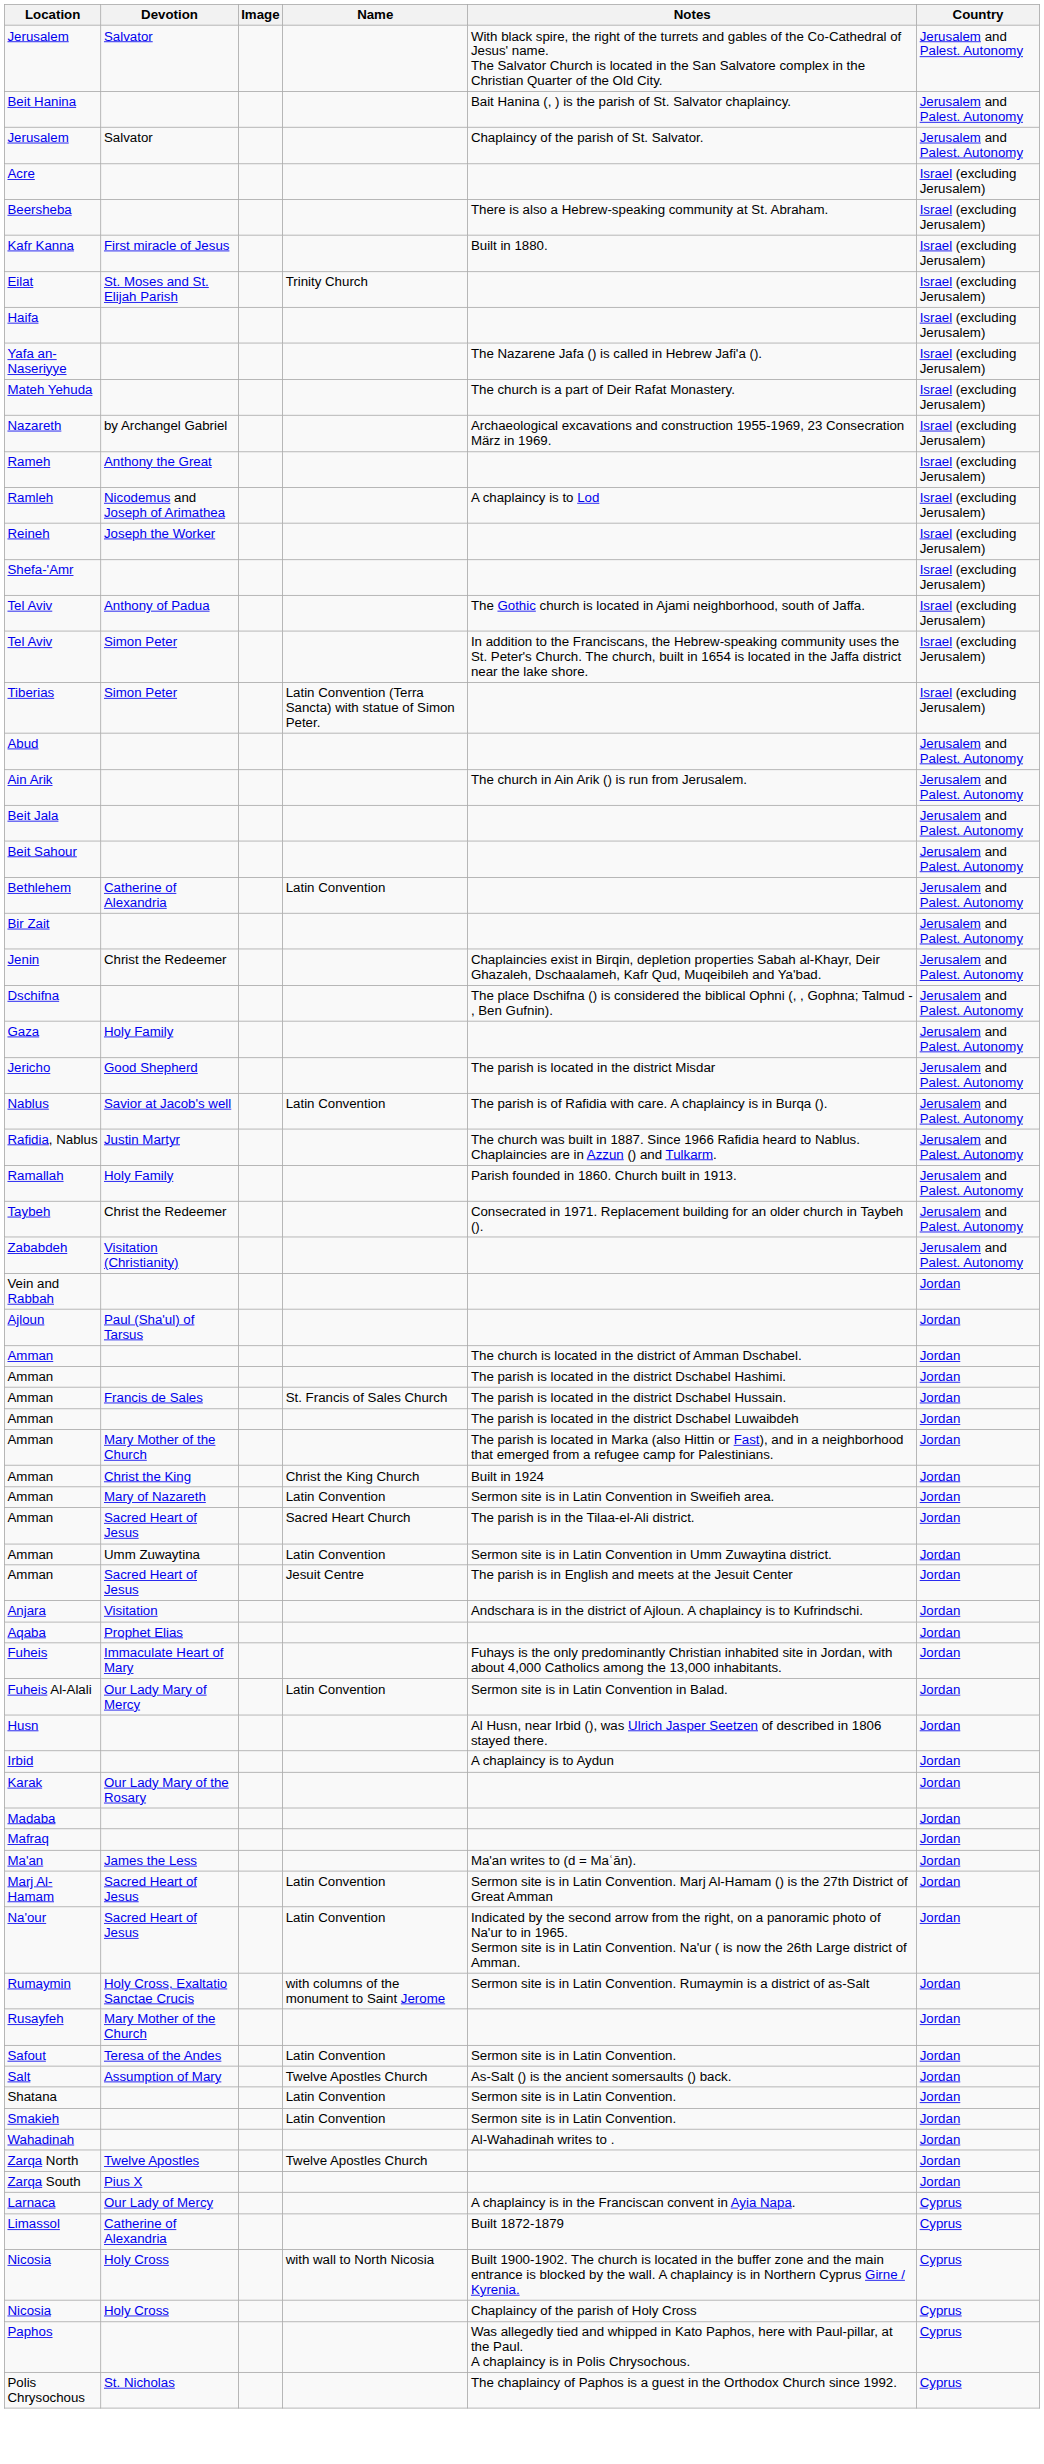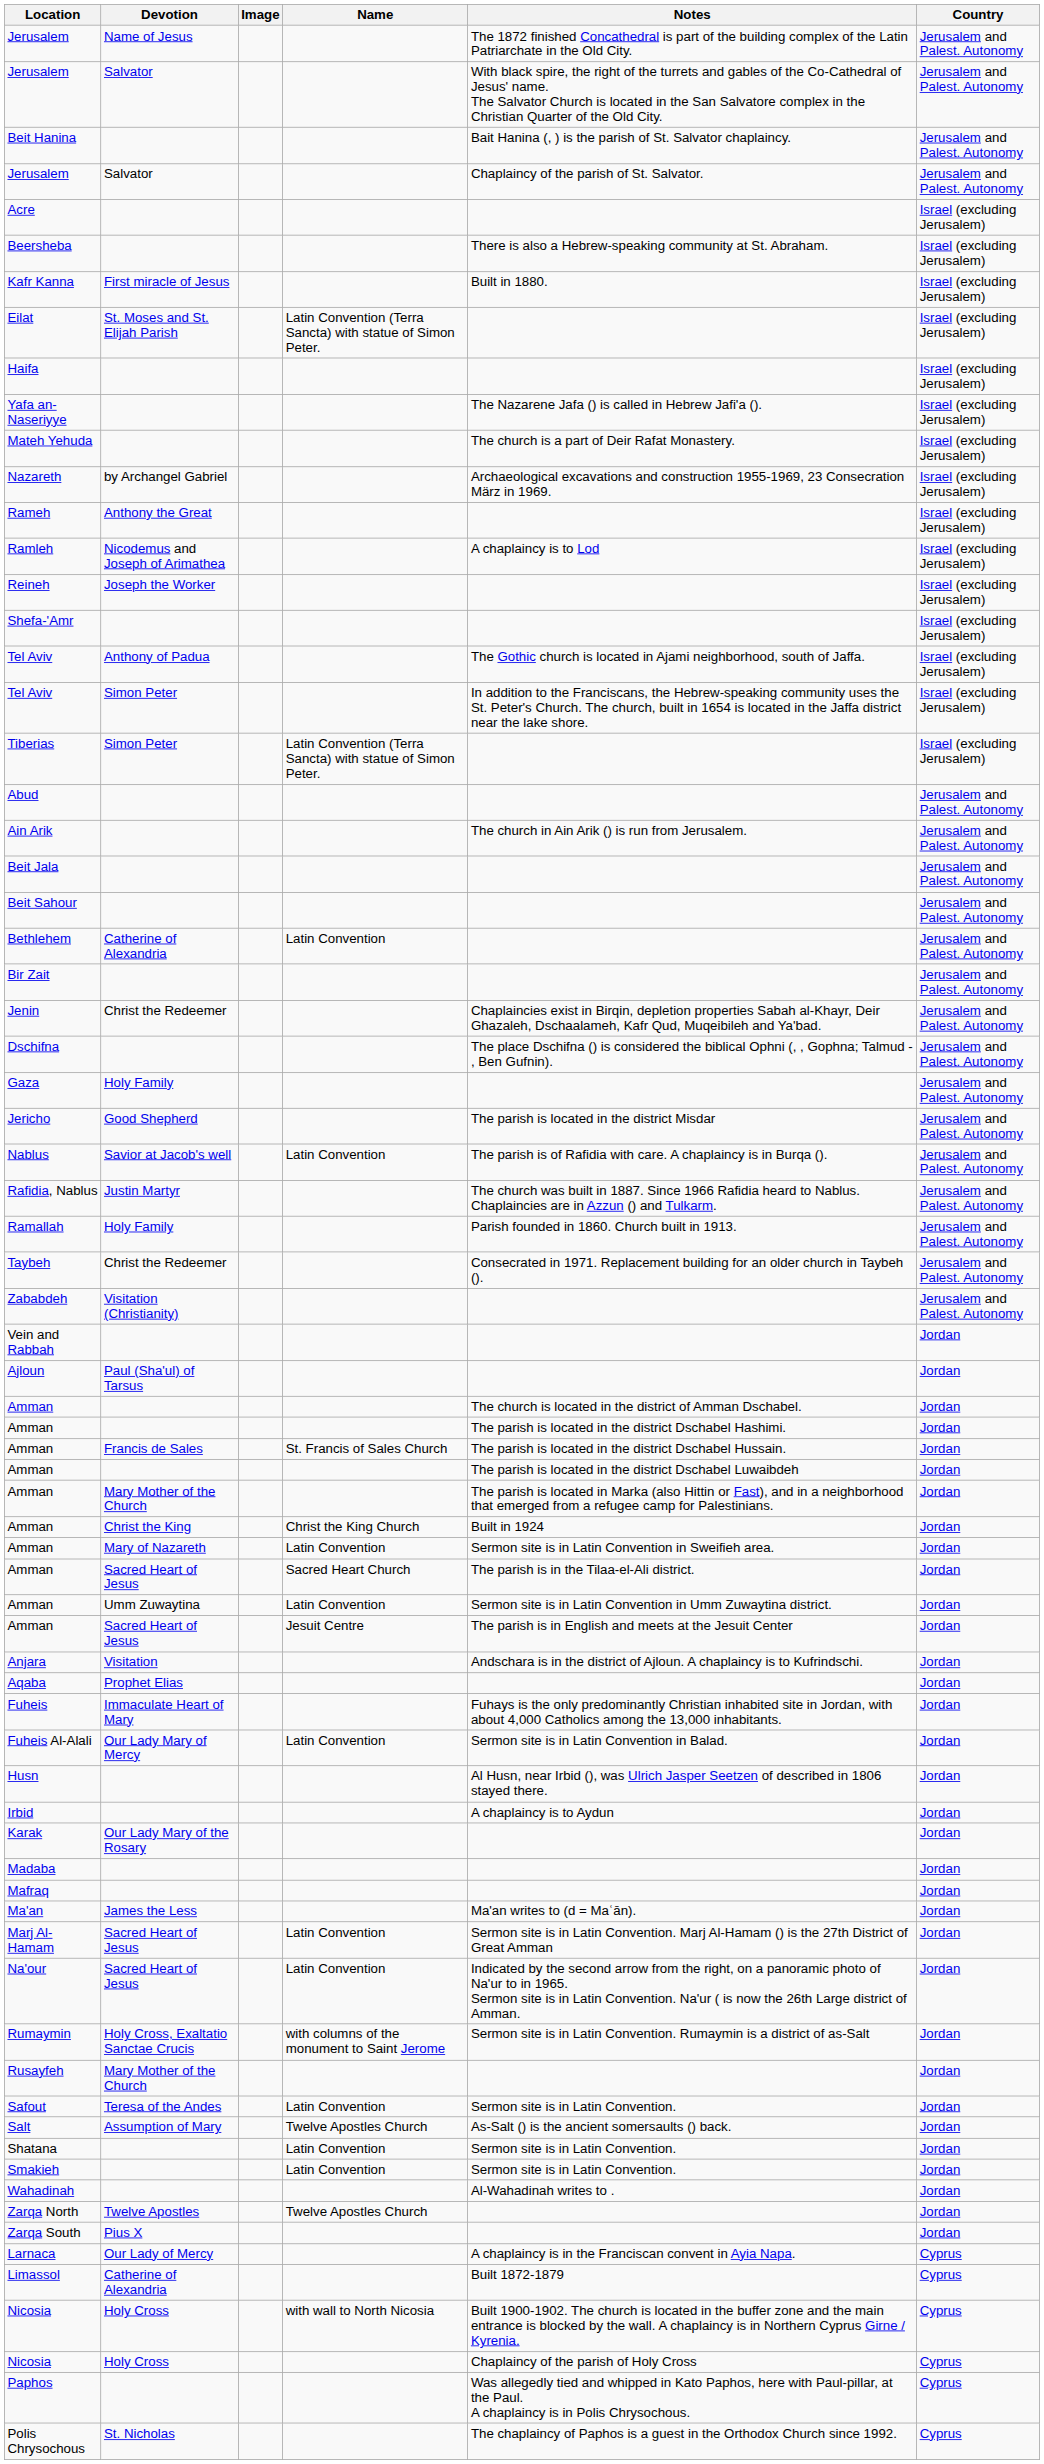+ row: (38, 36)
(327, 281) Trinity Church -> (370, 332) Latin Convention (Terra Sancta) with statue of Simon Peter.
